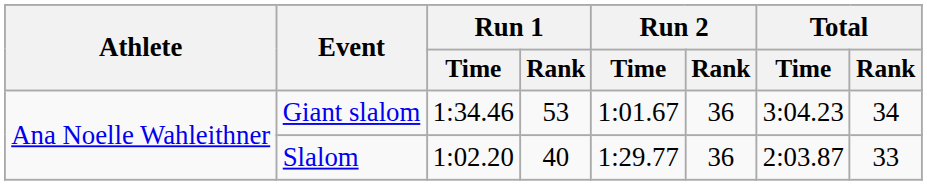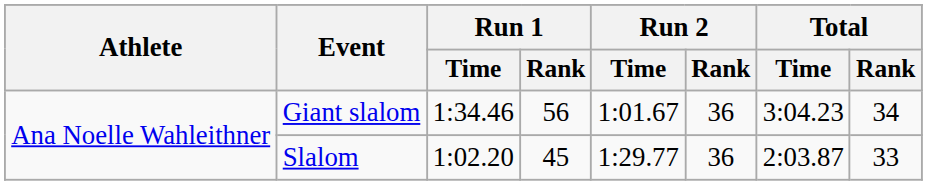(556, 112) 53 -> (556, 112) 56
(556, 157) 40 -> (556, 157) 45
